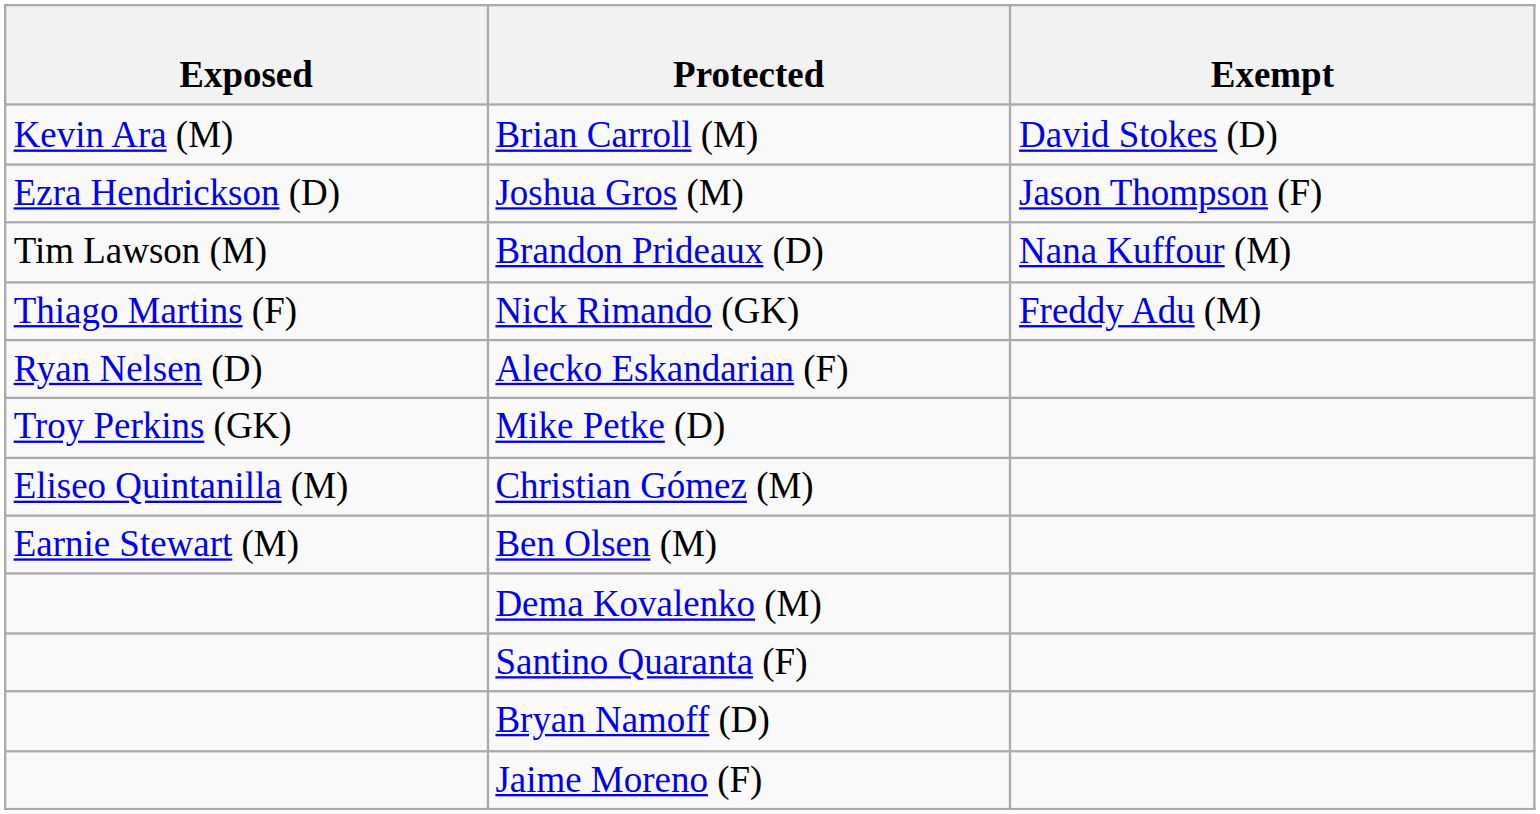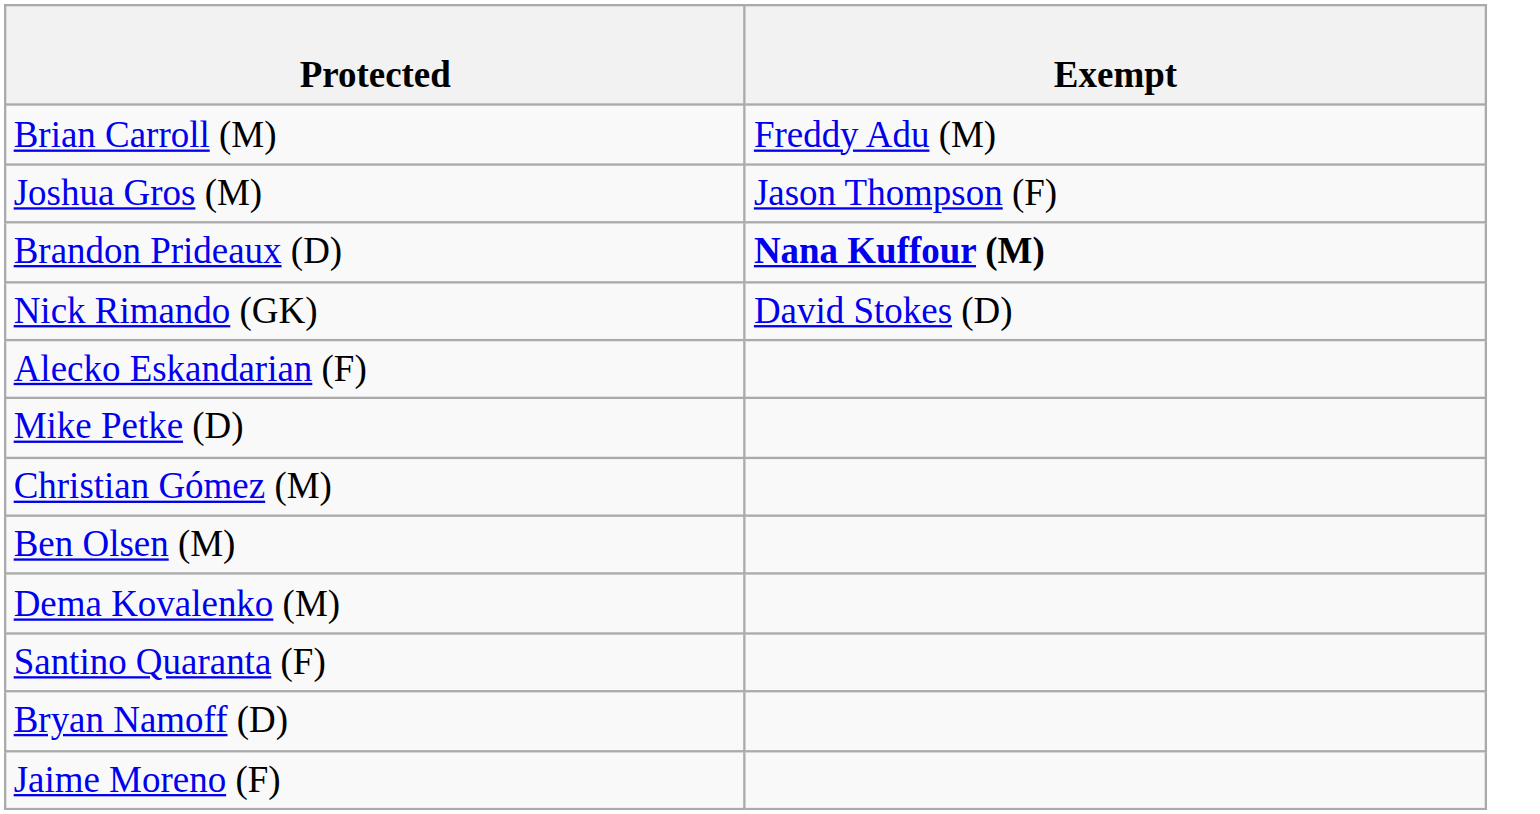- column: (246, 75)
(1148, 134) David Stokes (D) -> (875, 134) Freddy Adu (M)
(1155, 251) normal -> (899, 251) bold
(1140, 309) Freddy Adu (M) -> (883, 309) David Stokes (D)
